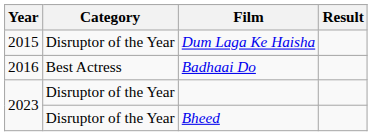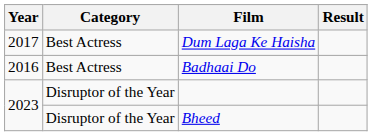(23, 42) 2015 -> (23, 42) 2017
(110, 42) Disruptor of the Year -> (84, 42) Best Actress
